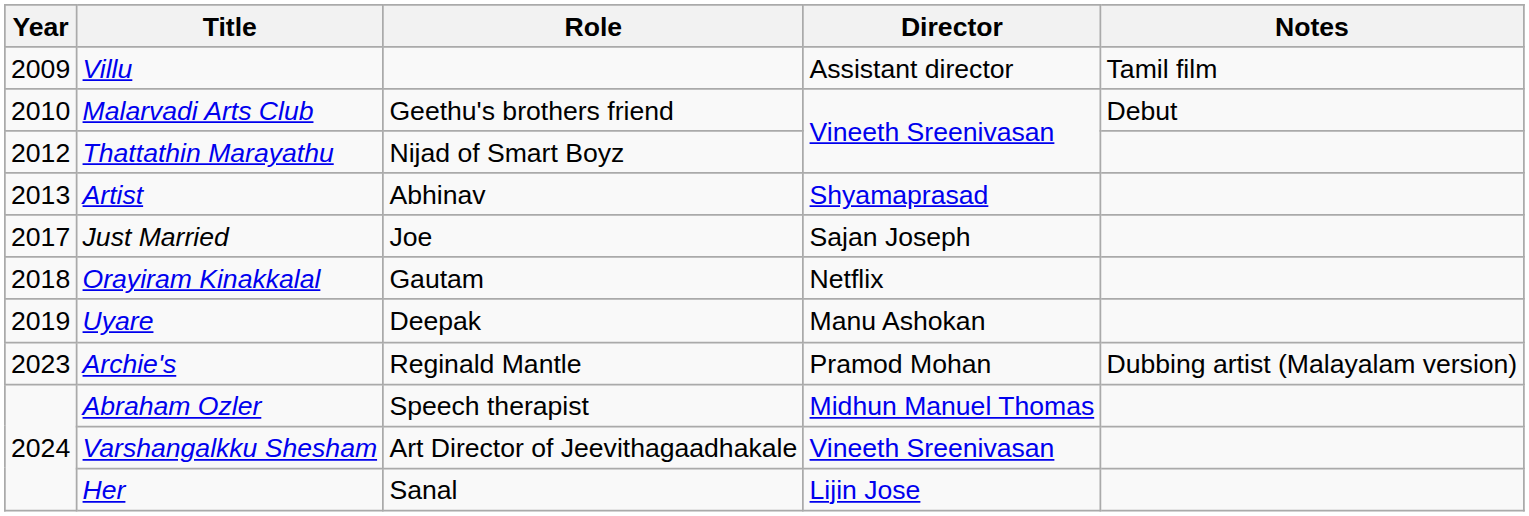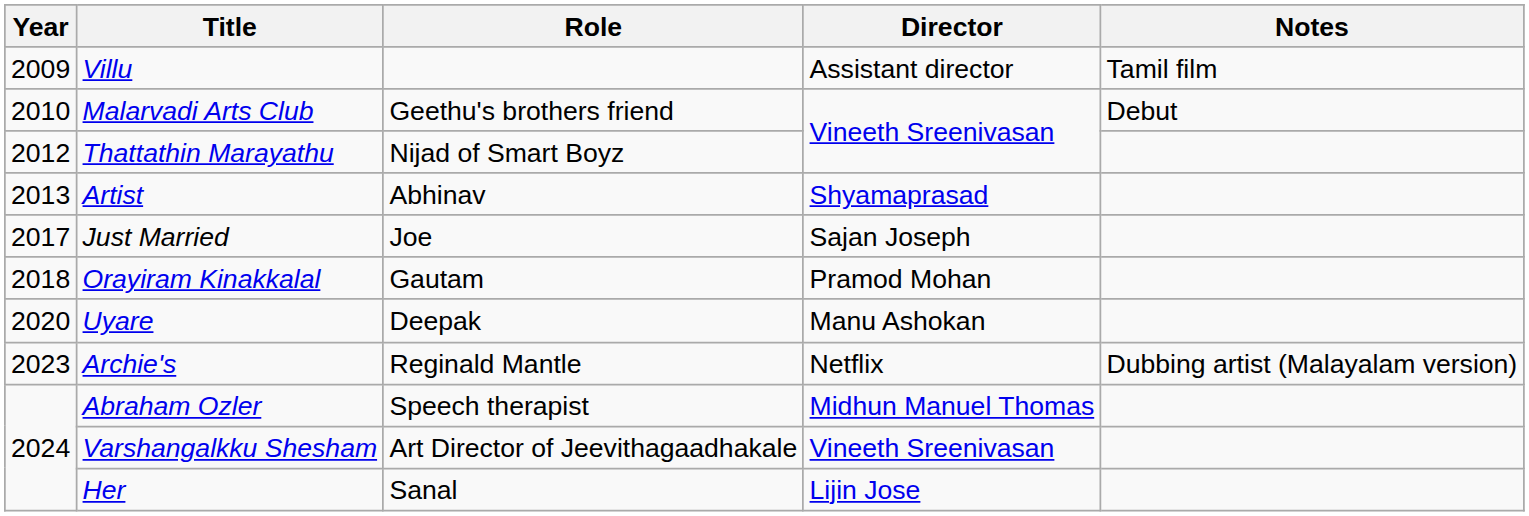(847, 279) Netflix -> (900, 279) Pramod Mohan
(41, 321) 2019 -> (41, 321) 2020
(900, 363) Pramod Mohan -> (847, 363) Netflix
